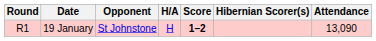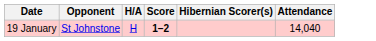- column: (23, 12)
(342, 28) 13,090 -> (305, 28) 14,040
